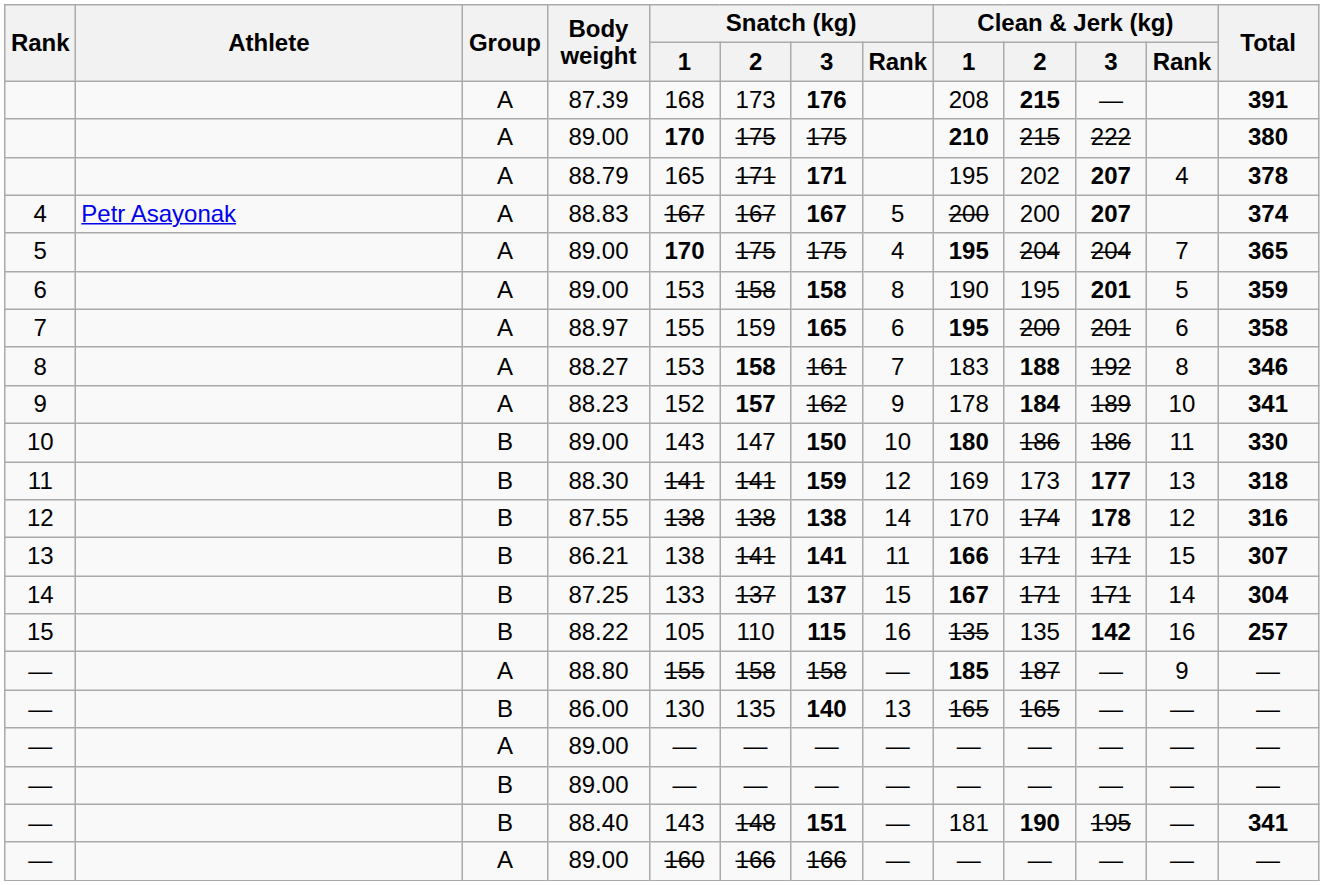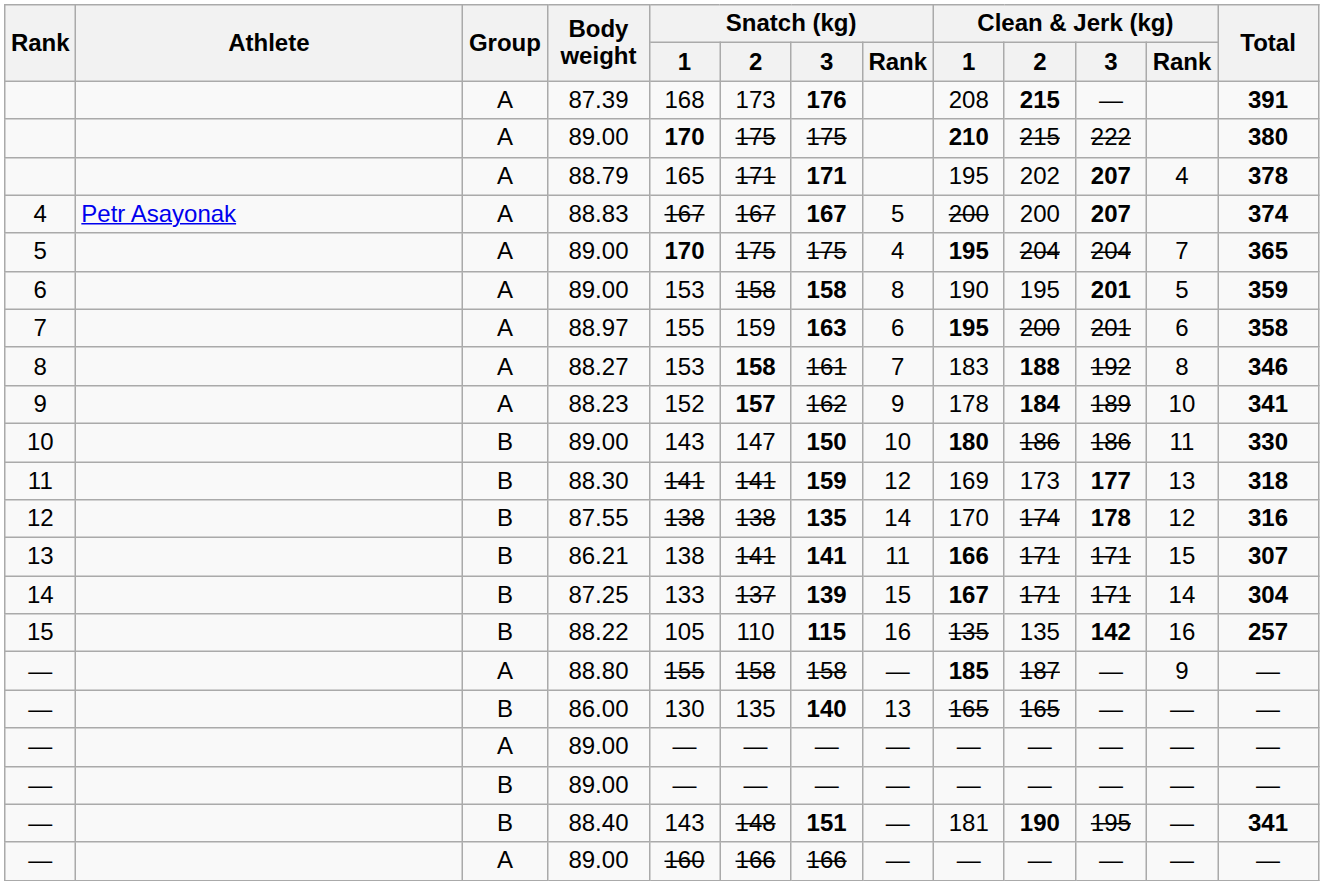(827, 328) 165 -> (827, 328) 163
(827, 518) 138 -> (827, 518) 135
(827, 594) 137 -> (827, 594) 139
